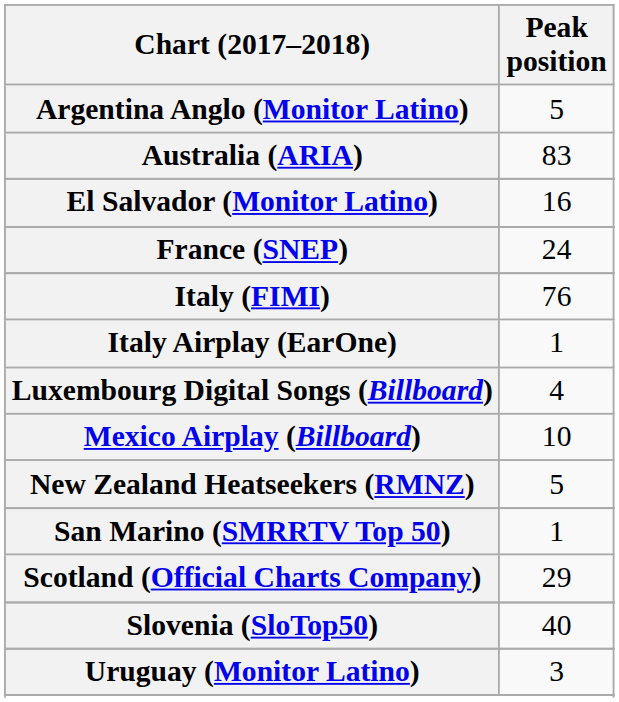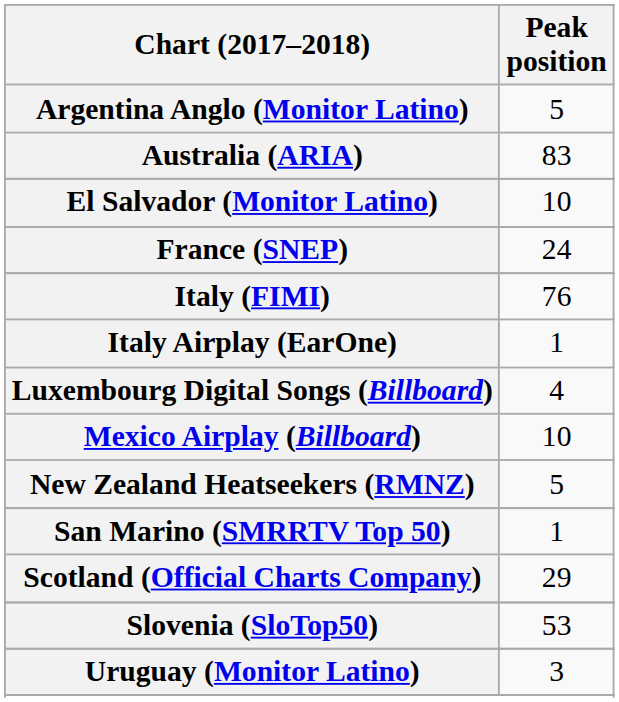(557, 202) 16 -> (557, 202) 10
(557, 624) 40 -> (557, 624) 53
